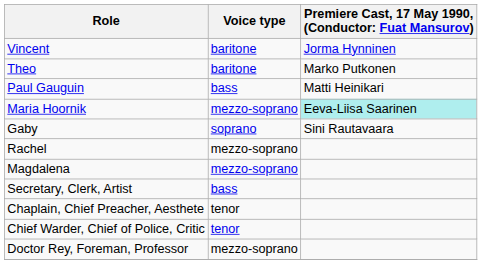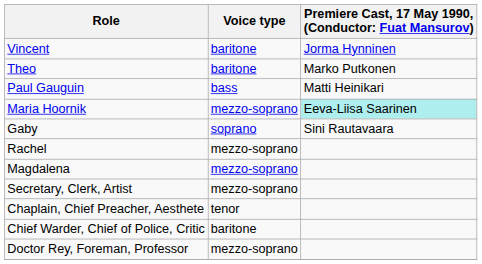(224, 189) bass -> (254, 189) mezzo-soprano
(225, 229) tenor -> (234, 229) baritone
